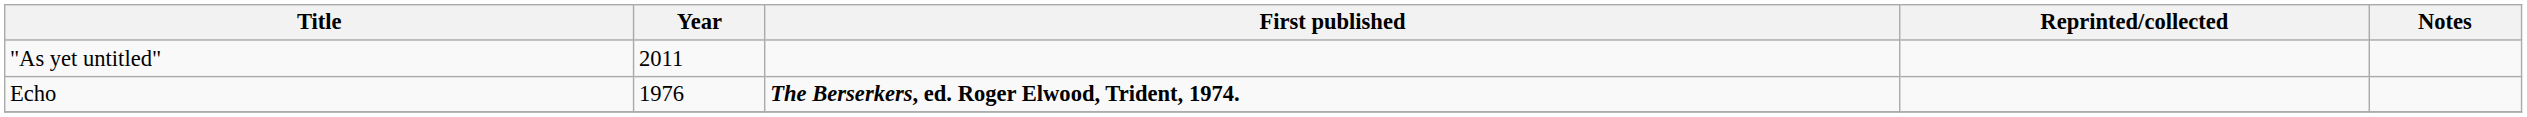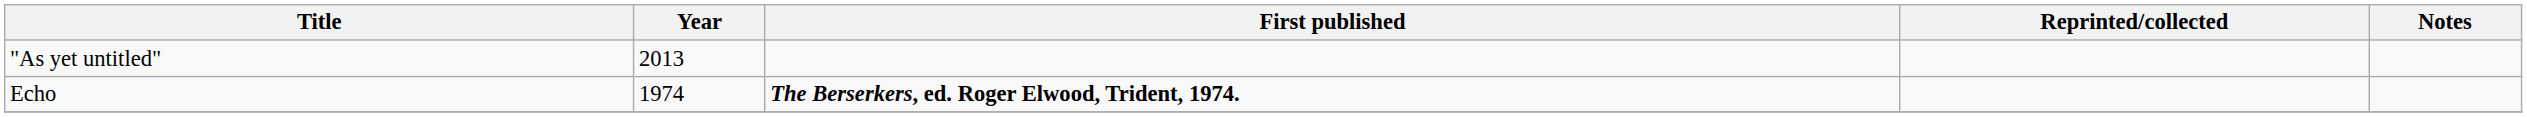(661, 58) 2011 -> (662, 58) 2013
(662, 93) 1976 -> (662, 93) 1974
